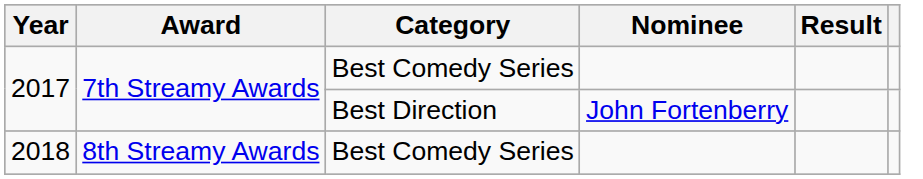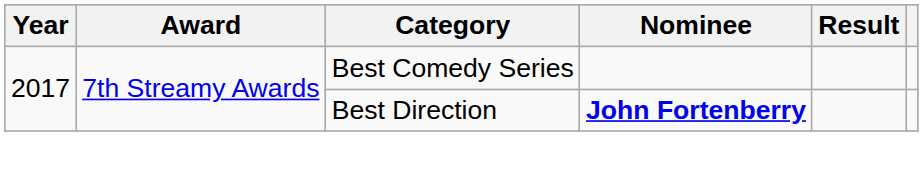(687, 109) normal -> (696, 109) bold
- row: (40, 151)
